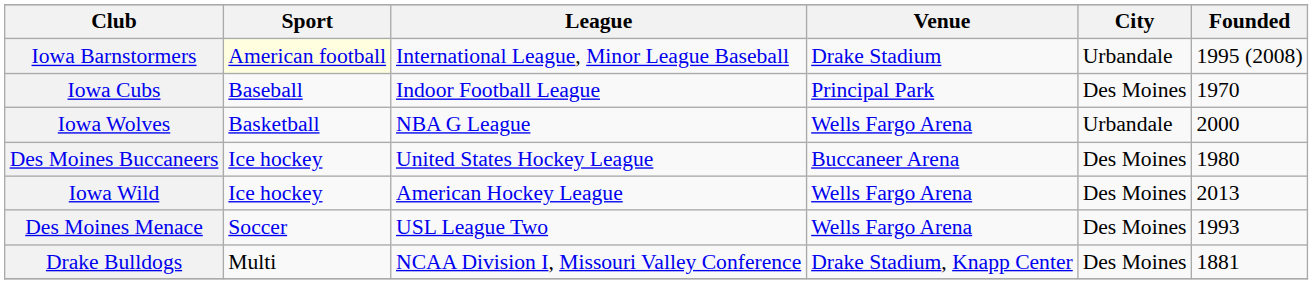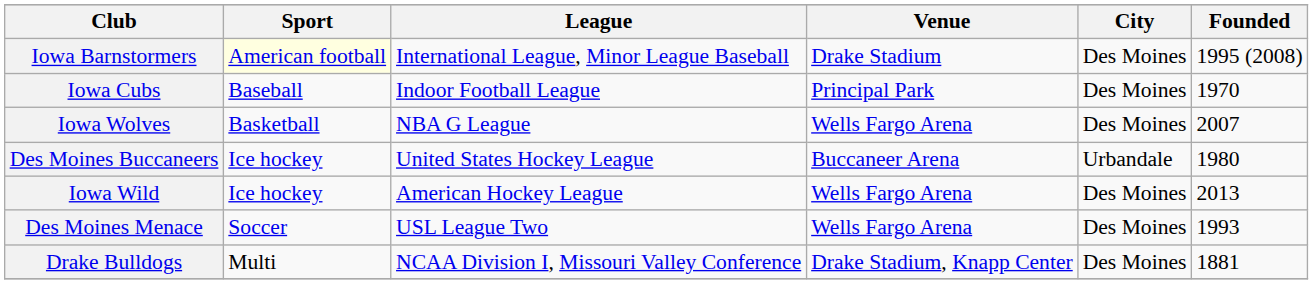(1128, 55) Urbandale -> (1135, 55) Des Moines
(1128, 124) Urbandale -> (1135, 124) Des Moines
(1218, 124) 2000 -> (1218, 124) 2007
(1135, 158) Des Moines -> (1128, 158) Urbandale
